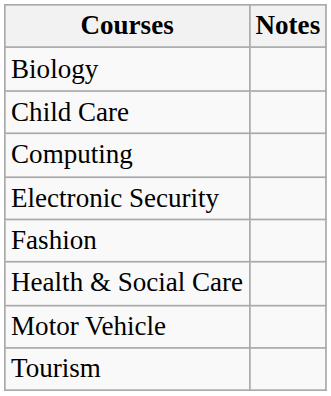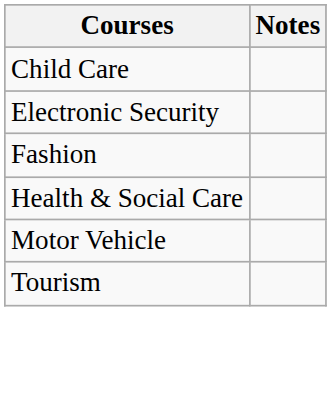- row: (55, 68)
- row: (72, 154)
